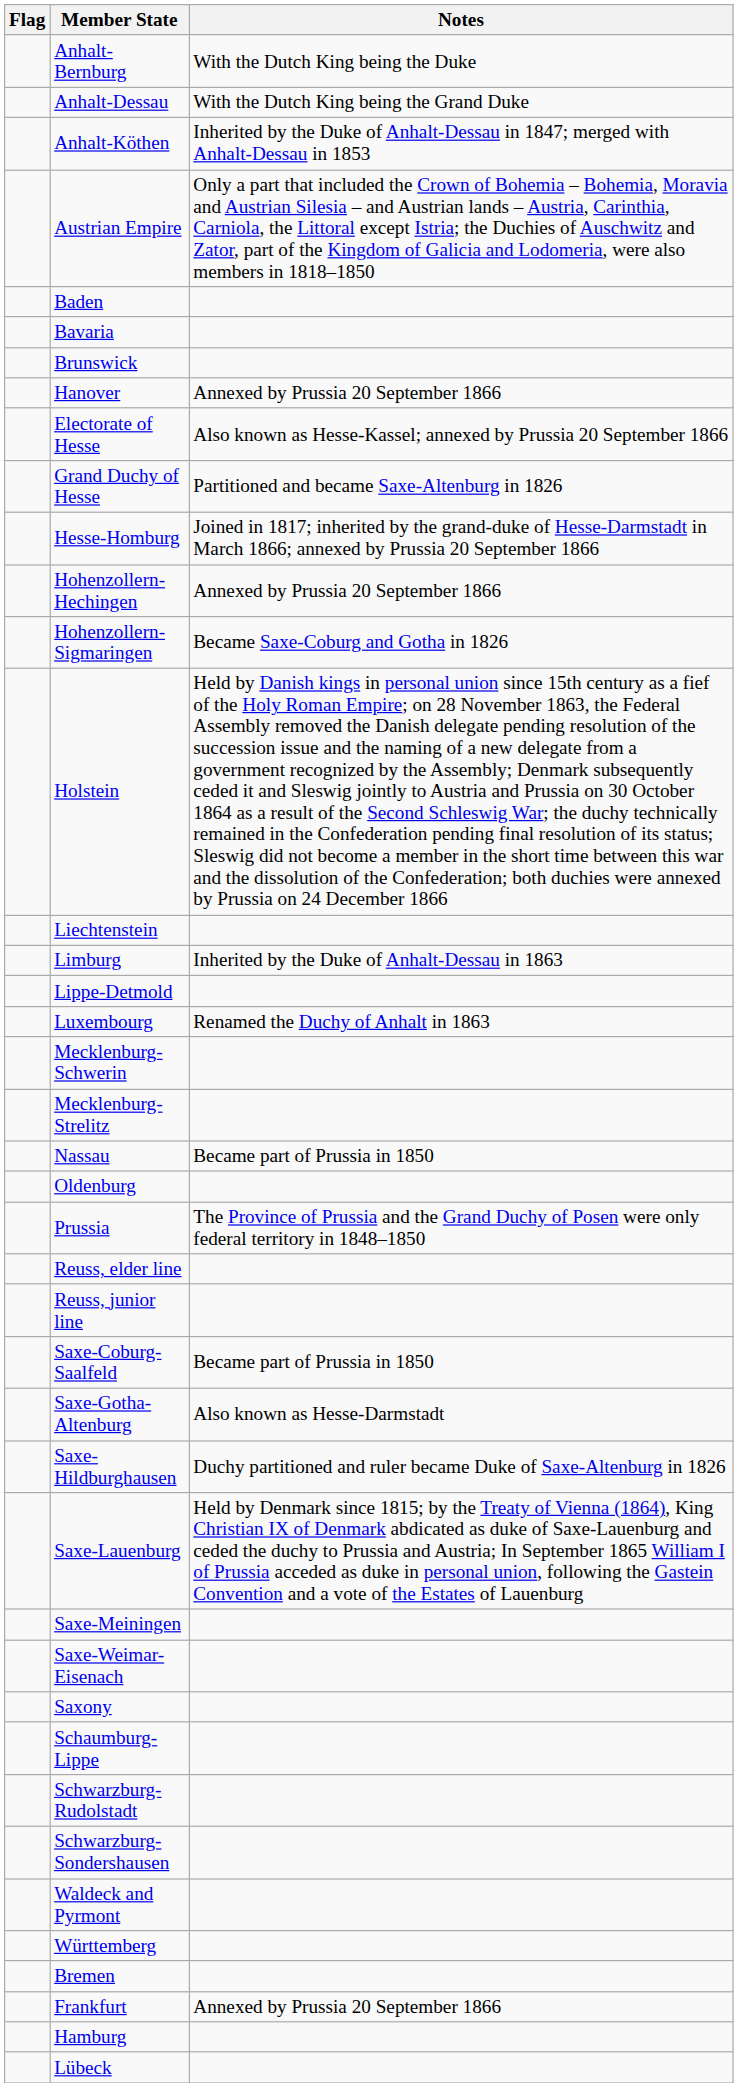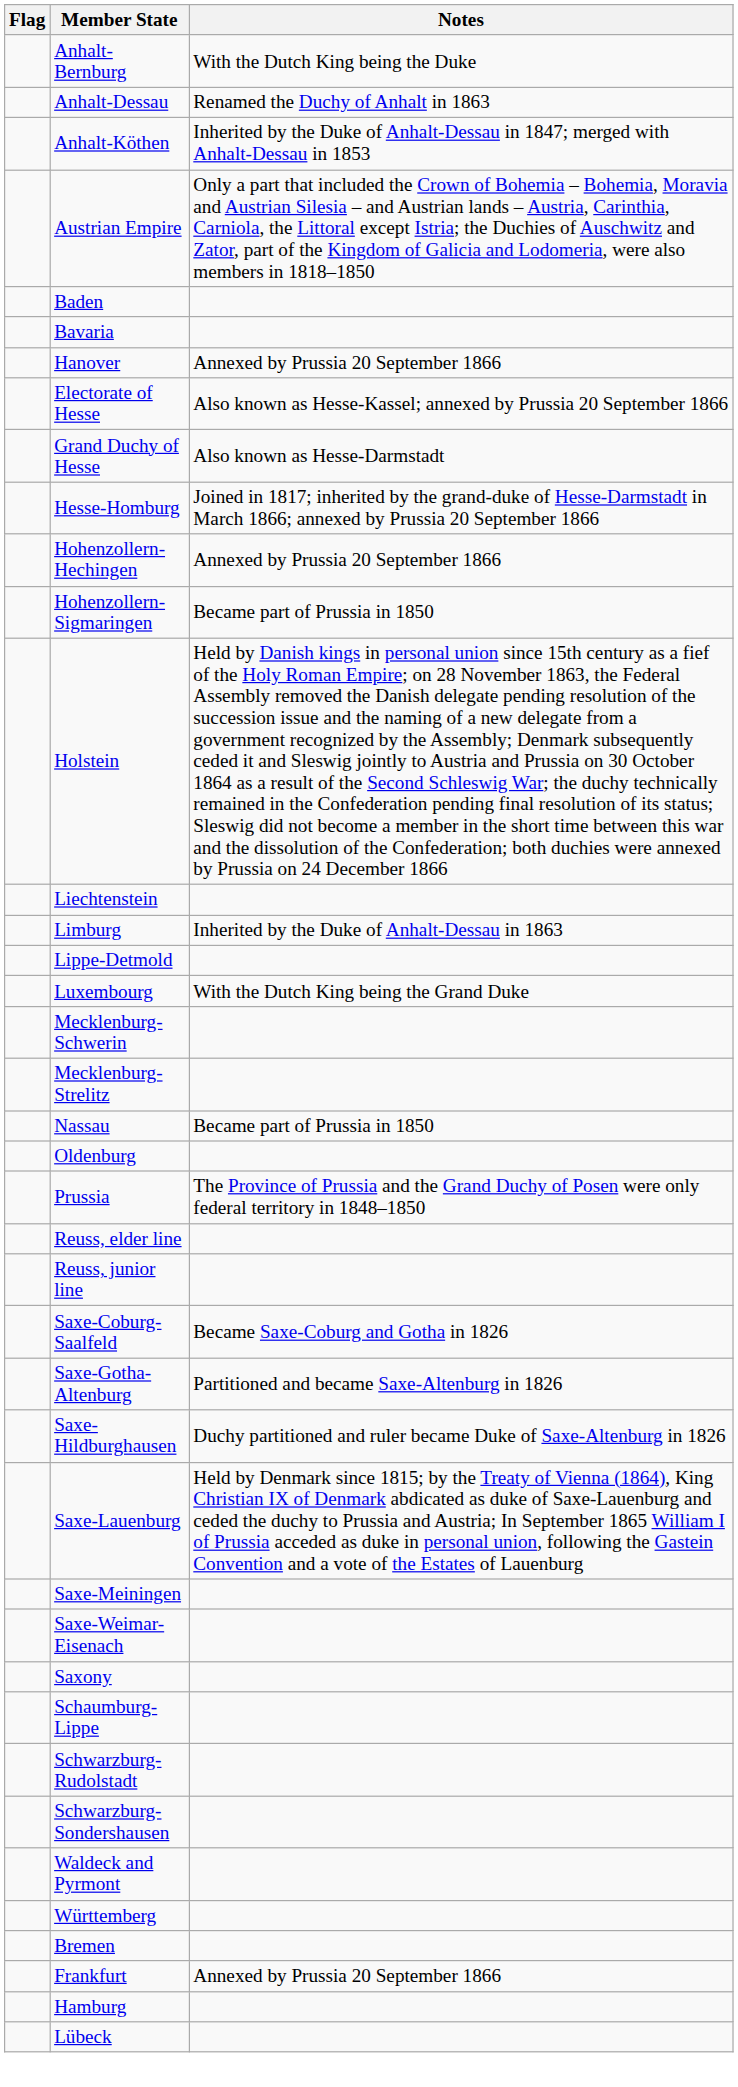(361, 102) With the Dutch King being the Grand Duke -> (342, 102) Renamed the Duchy of Anhalt in 1863
- row: (96, 362)
(378, 486) Partitioned and became Saxe-Altenburg in 1826 -> (319, 455) Also known as Hesse-Darmstadt
(351, 642) Became Saxe-Coburg and Gotha in 1826 -> (314, 611) Became part of Prussia in 1850
(342, 1021) Renamed the Duchy of Anhalt in 1863 -> (361, 990) With the Dutch King being the Grand Duke
(314, 1362) Became part of Prussia in 1850 -> (351, 1331) Became Saxe-Coburg and Gotha in 1826
(319, 1414) Also known as Hesse-Darmstadt -> (378, 1383) Partitioned and became Saxe-Altenburg in 1826
